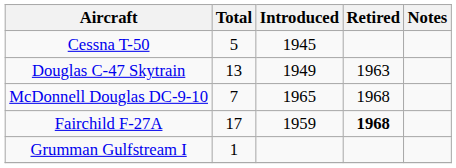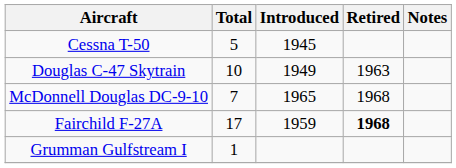(234, 70) 13 -> (234, 70) 10
